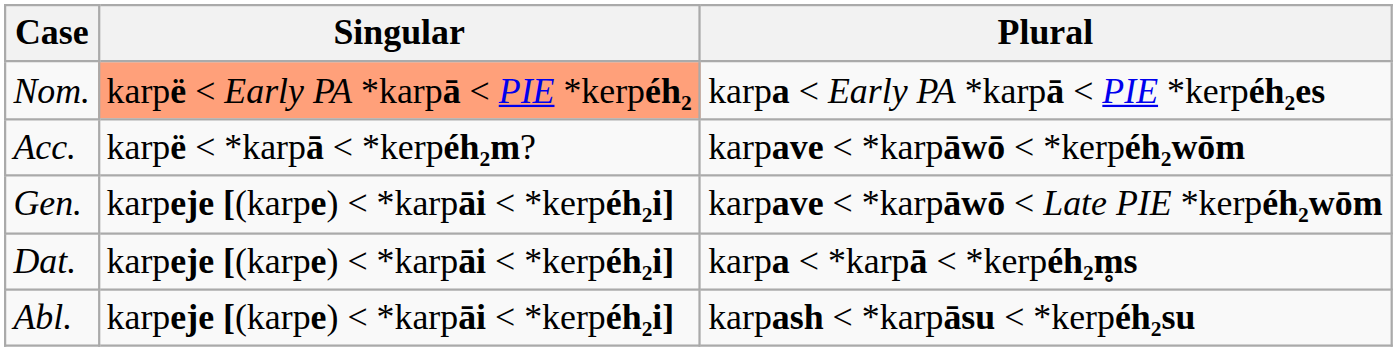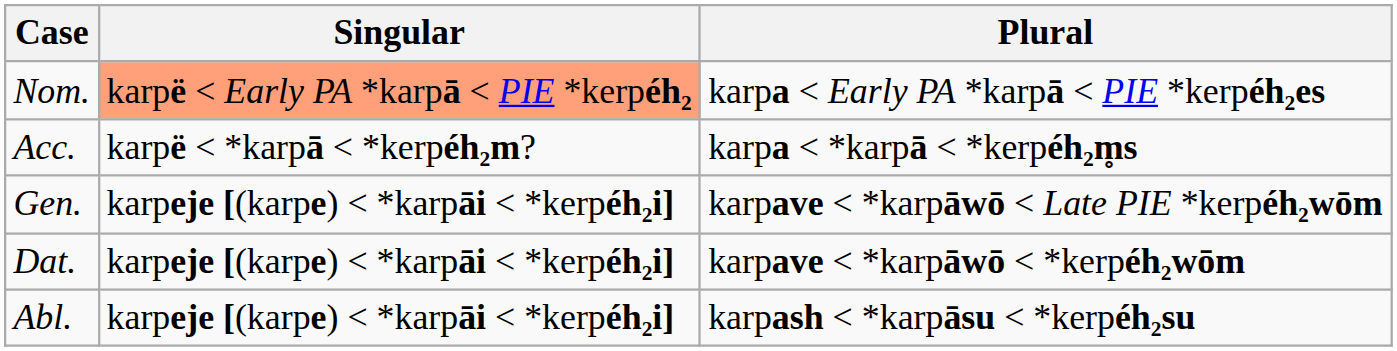(977, 146) karpave < *karpāwō < *kerpéh₂wōm -> (923, 146) karpa < *karpā < *kerpéh₂m̥s
(923, 260) karpa < *karpā < *kerpéh₂m̥s -> (977, 260) karpave < *karpāwō < *kerpéh₂wōm
